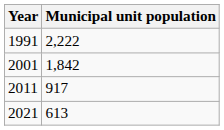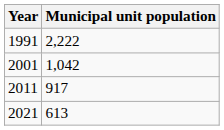(62, 64) 1,842 -> (62, 64) 1,042
